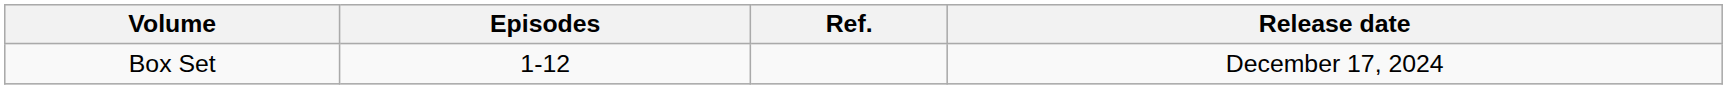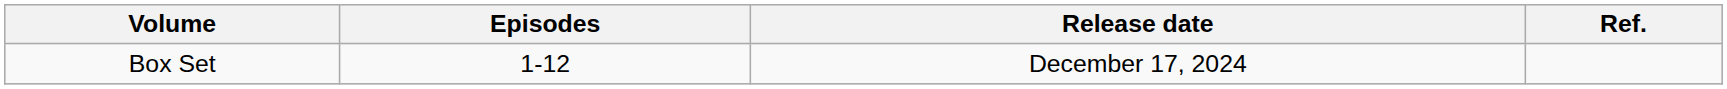columns swapped: (1335, 24) <-> (849, 24)
